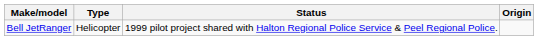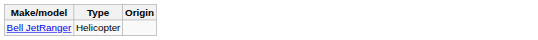- column: (311, 12)
